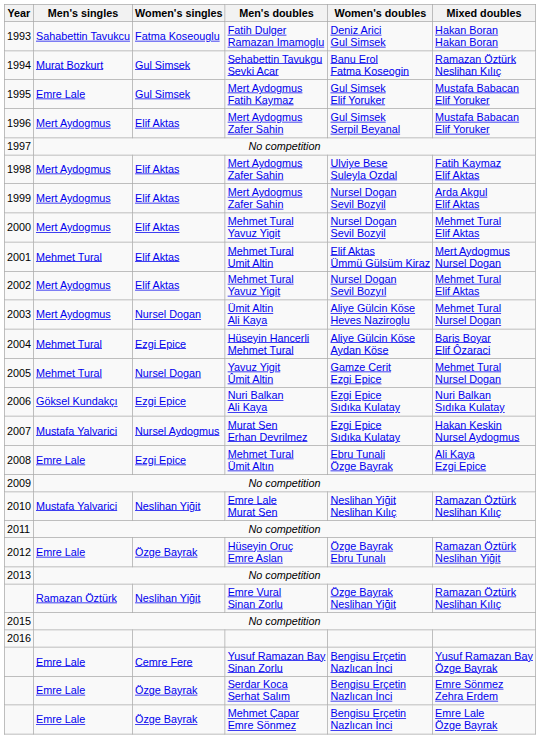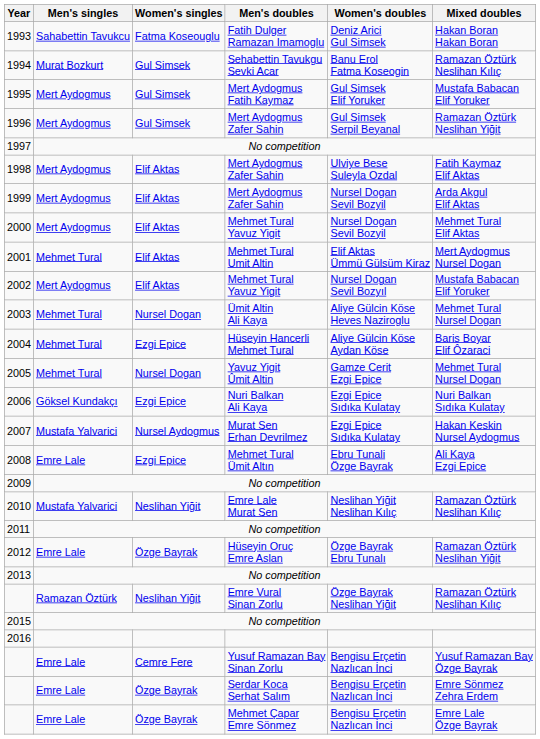(61, 94) Emre Lale -> (73, 94) Mert Aydogmus
(157, 124) Elif Aktas -> (163, 124) Gul Simsek
(477, 124) Mustafa Babacan Elif Yoruker -> (476, 124) Ramazan Öztürk Neslihan Yiğit
(468, 286) Mehmet Tural Elif Aktas -> (477, 286) Mustafa Babacan Elif Yoruker
(73, 315) Mert Aydogmus -> (69, 315) Mehmet Tural
